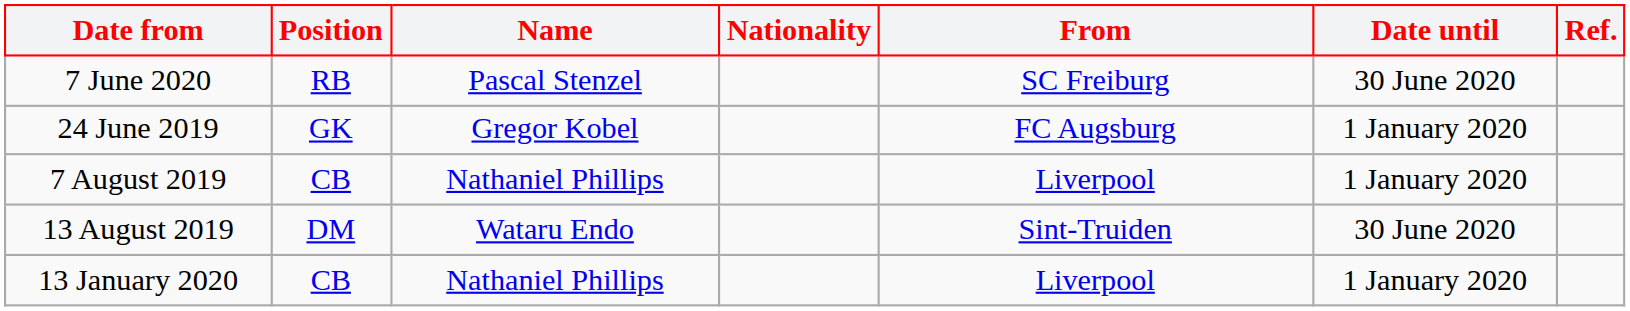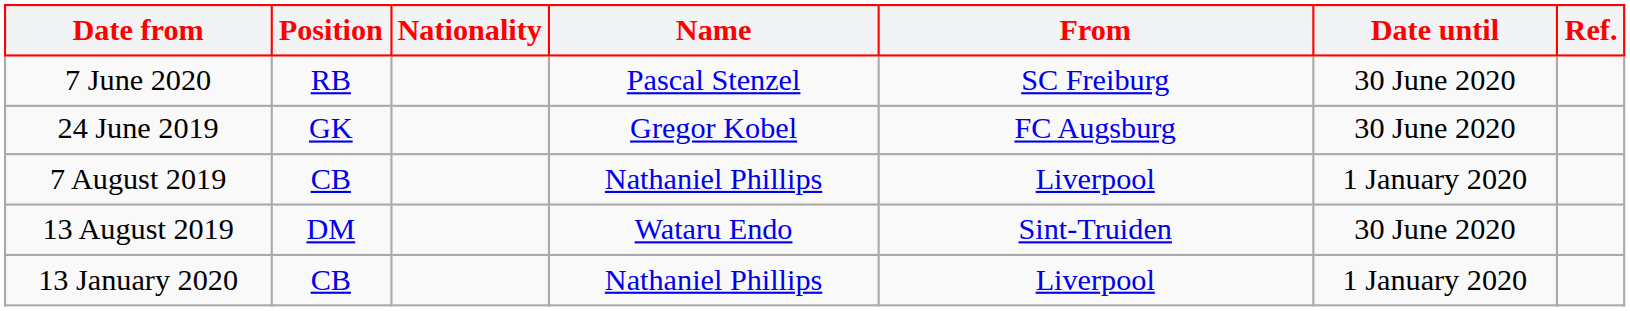columns swapped: (799, 29) <-> (555, 29)
(1435, 129) 1 January 2020 -> (1435, 129) 30 June 2020
